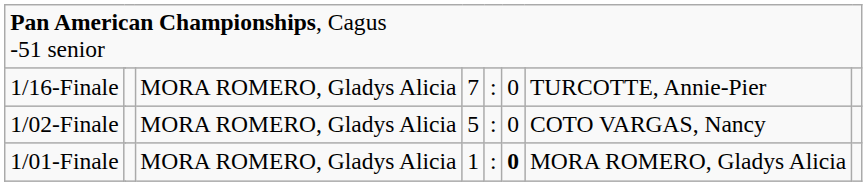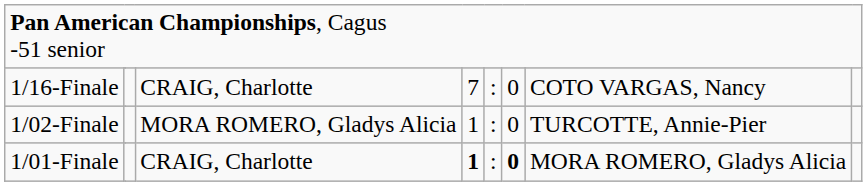(298, 86) MORA ROMERO, Gladys Alicia -> (227, 86) CRAIG, Charlotte
(648, 86) TURCOTTE, Annie-Pier -> (648, 86) COTO VARGAS, Nancy
(473, 124) 5 -> (473, 124) 1
(648, 124) COTO VARGAS, Nancy -> (648, 124) TURCOTTE, Annie-Pier
(298, 161) MORA ROMERO, Gladys Alicia -> (227, 161) CRAIG, Charlotte
(473, 161) normal -> (473, 161) bold
